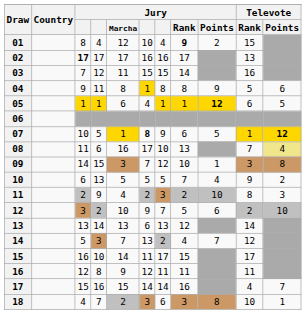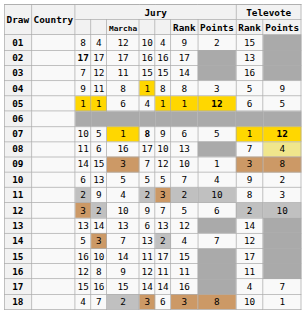(184, 42) bold -> (184, 42) normal
(217, 88) 9 -> (217, 88) 3
(282, 88) 6 -> (282, 88) 9
